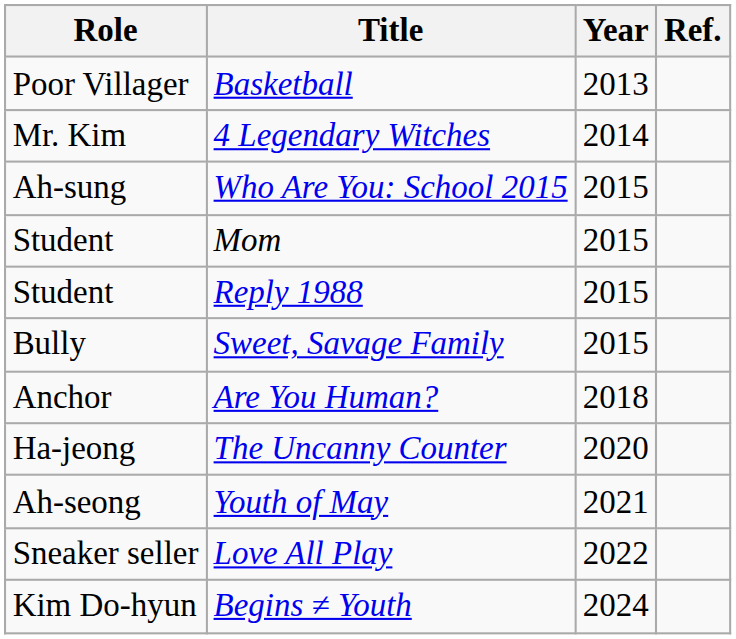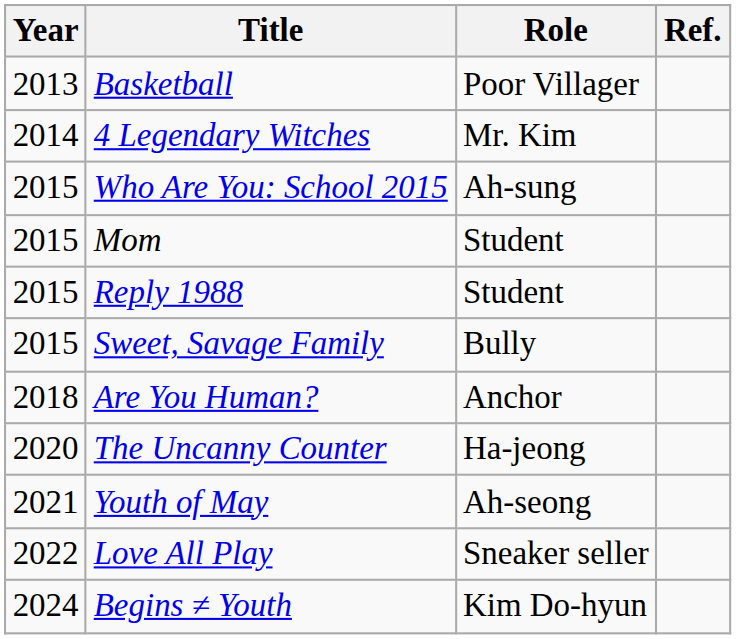columns swapped: (616, 30) <-> (106, 30)
